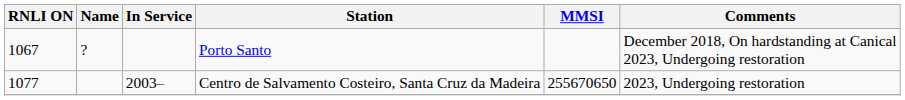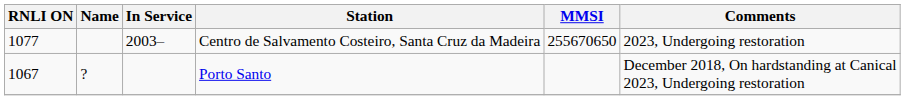rows swapped: (235, 49) <-> (370, 82)
